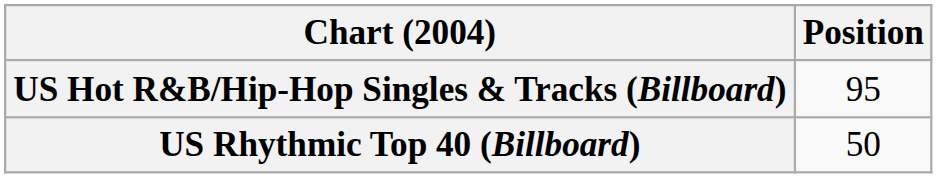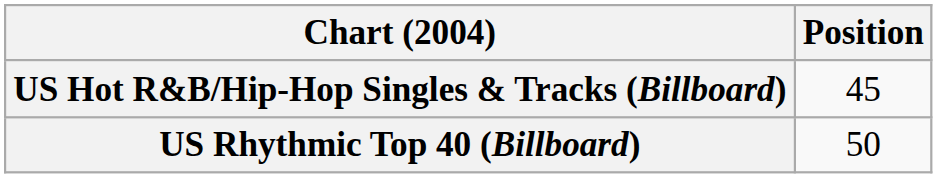(863, 88) 95 -> (863, 88) 45
